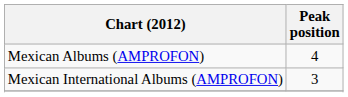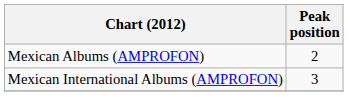(315, 56) 4 -> (315, 56) 2
